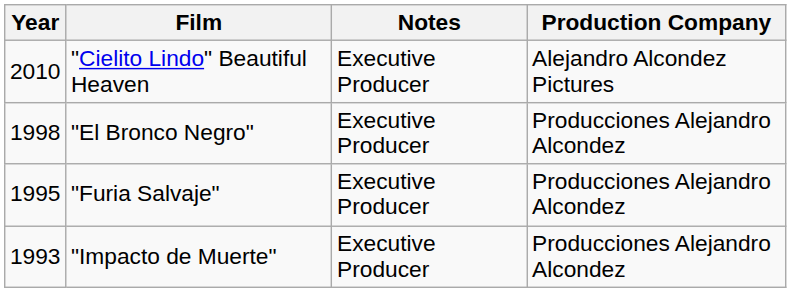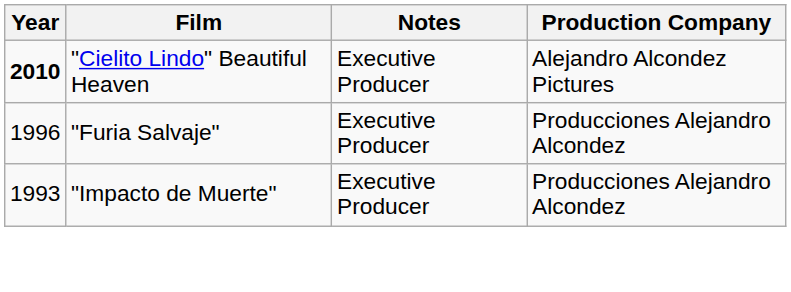(35, 71) normal -> (35, 71) bold
- row: (162, 132)
(35, 194) 1995 -> (35, 132) 1996
